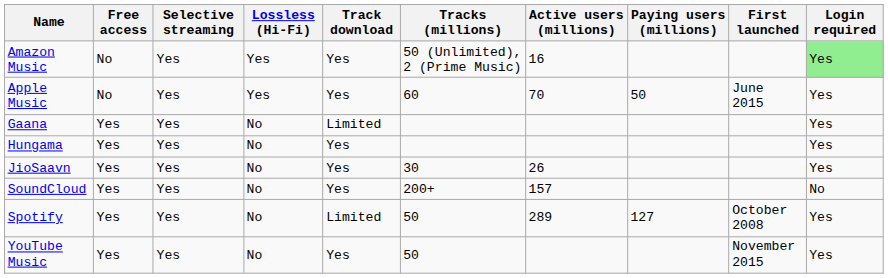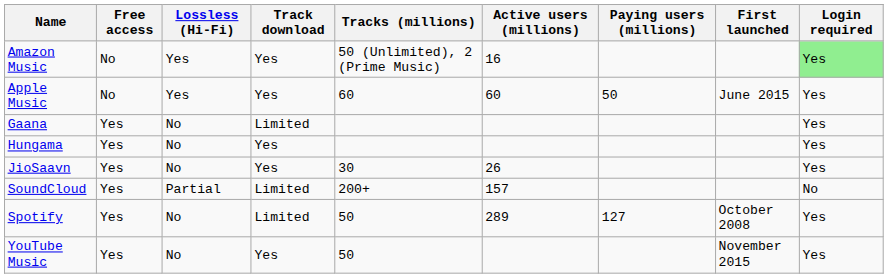- column: (198, 23)
(536, 96) 70 -> (493, 96) 60
(254, 189) No -> (193, 189) Partial
(338, 189) Yes -> (282, 189) Limited
